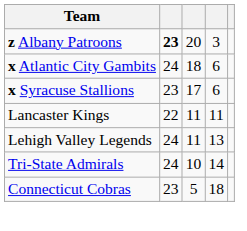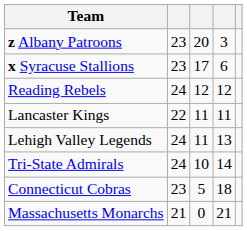(171, 41) bold -> (179, 41) normal
- row: (82, 66)
+ row: (57, 90)
+ row: (86, 213)
